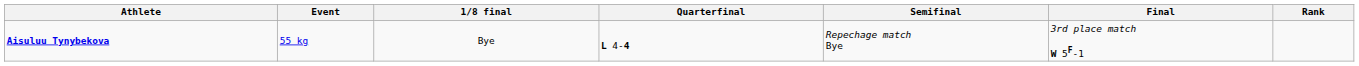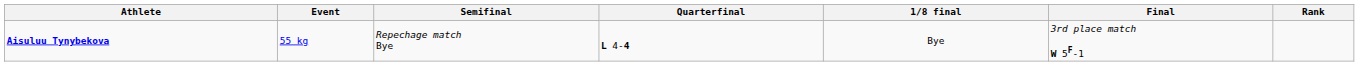columns swapped: (486, 12) <-> (936, 12)
